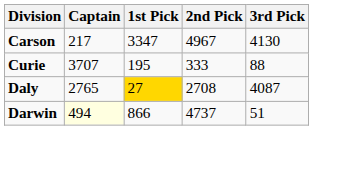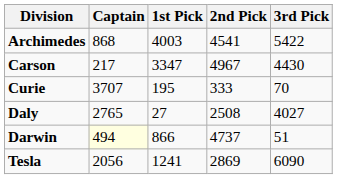+ row: (47, 40)
(265, 40) 4130 -> (289, 64) 4430
(257, 64) 88 -> (281, 88) 70
(135, 88) gold background -> (159, 112) no background
(201, 88) 2708 -> (225, 112) 2508
(265, 88) 4087 -> (289, 112) 4027
+ row: (25, 161)
